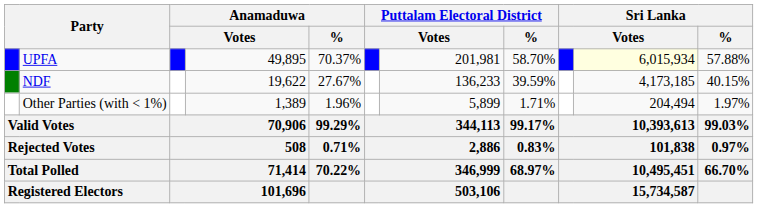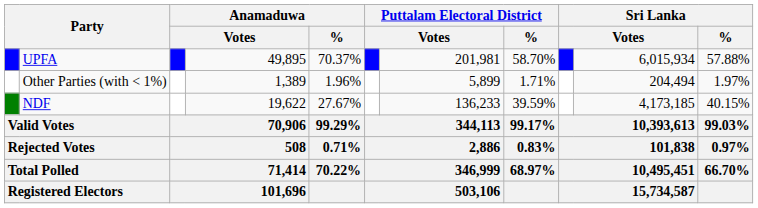(667, 59) lightyellow background -> (667, 59) no background
rows swapped: (37, 81) <-> (95, 103)
